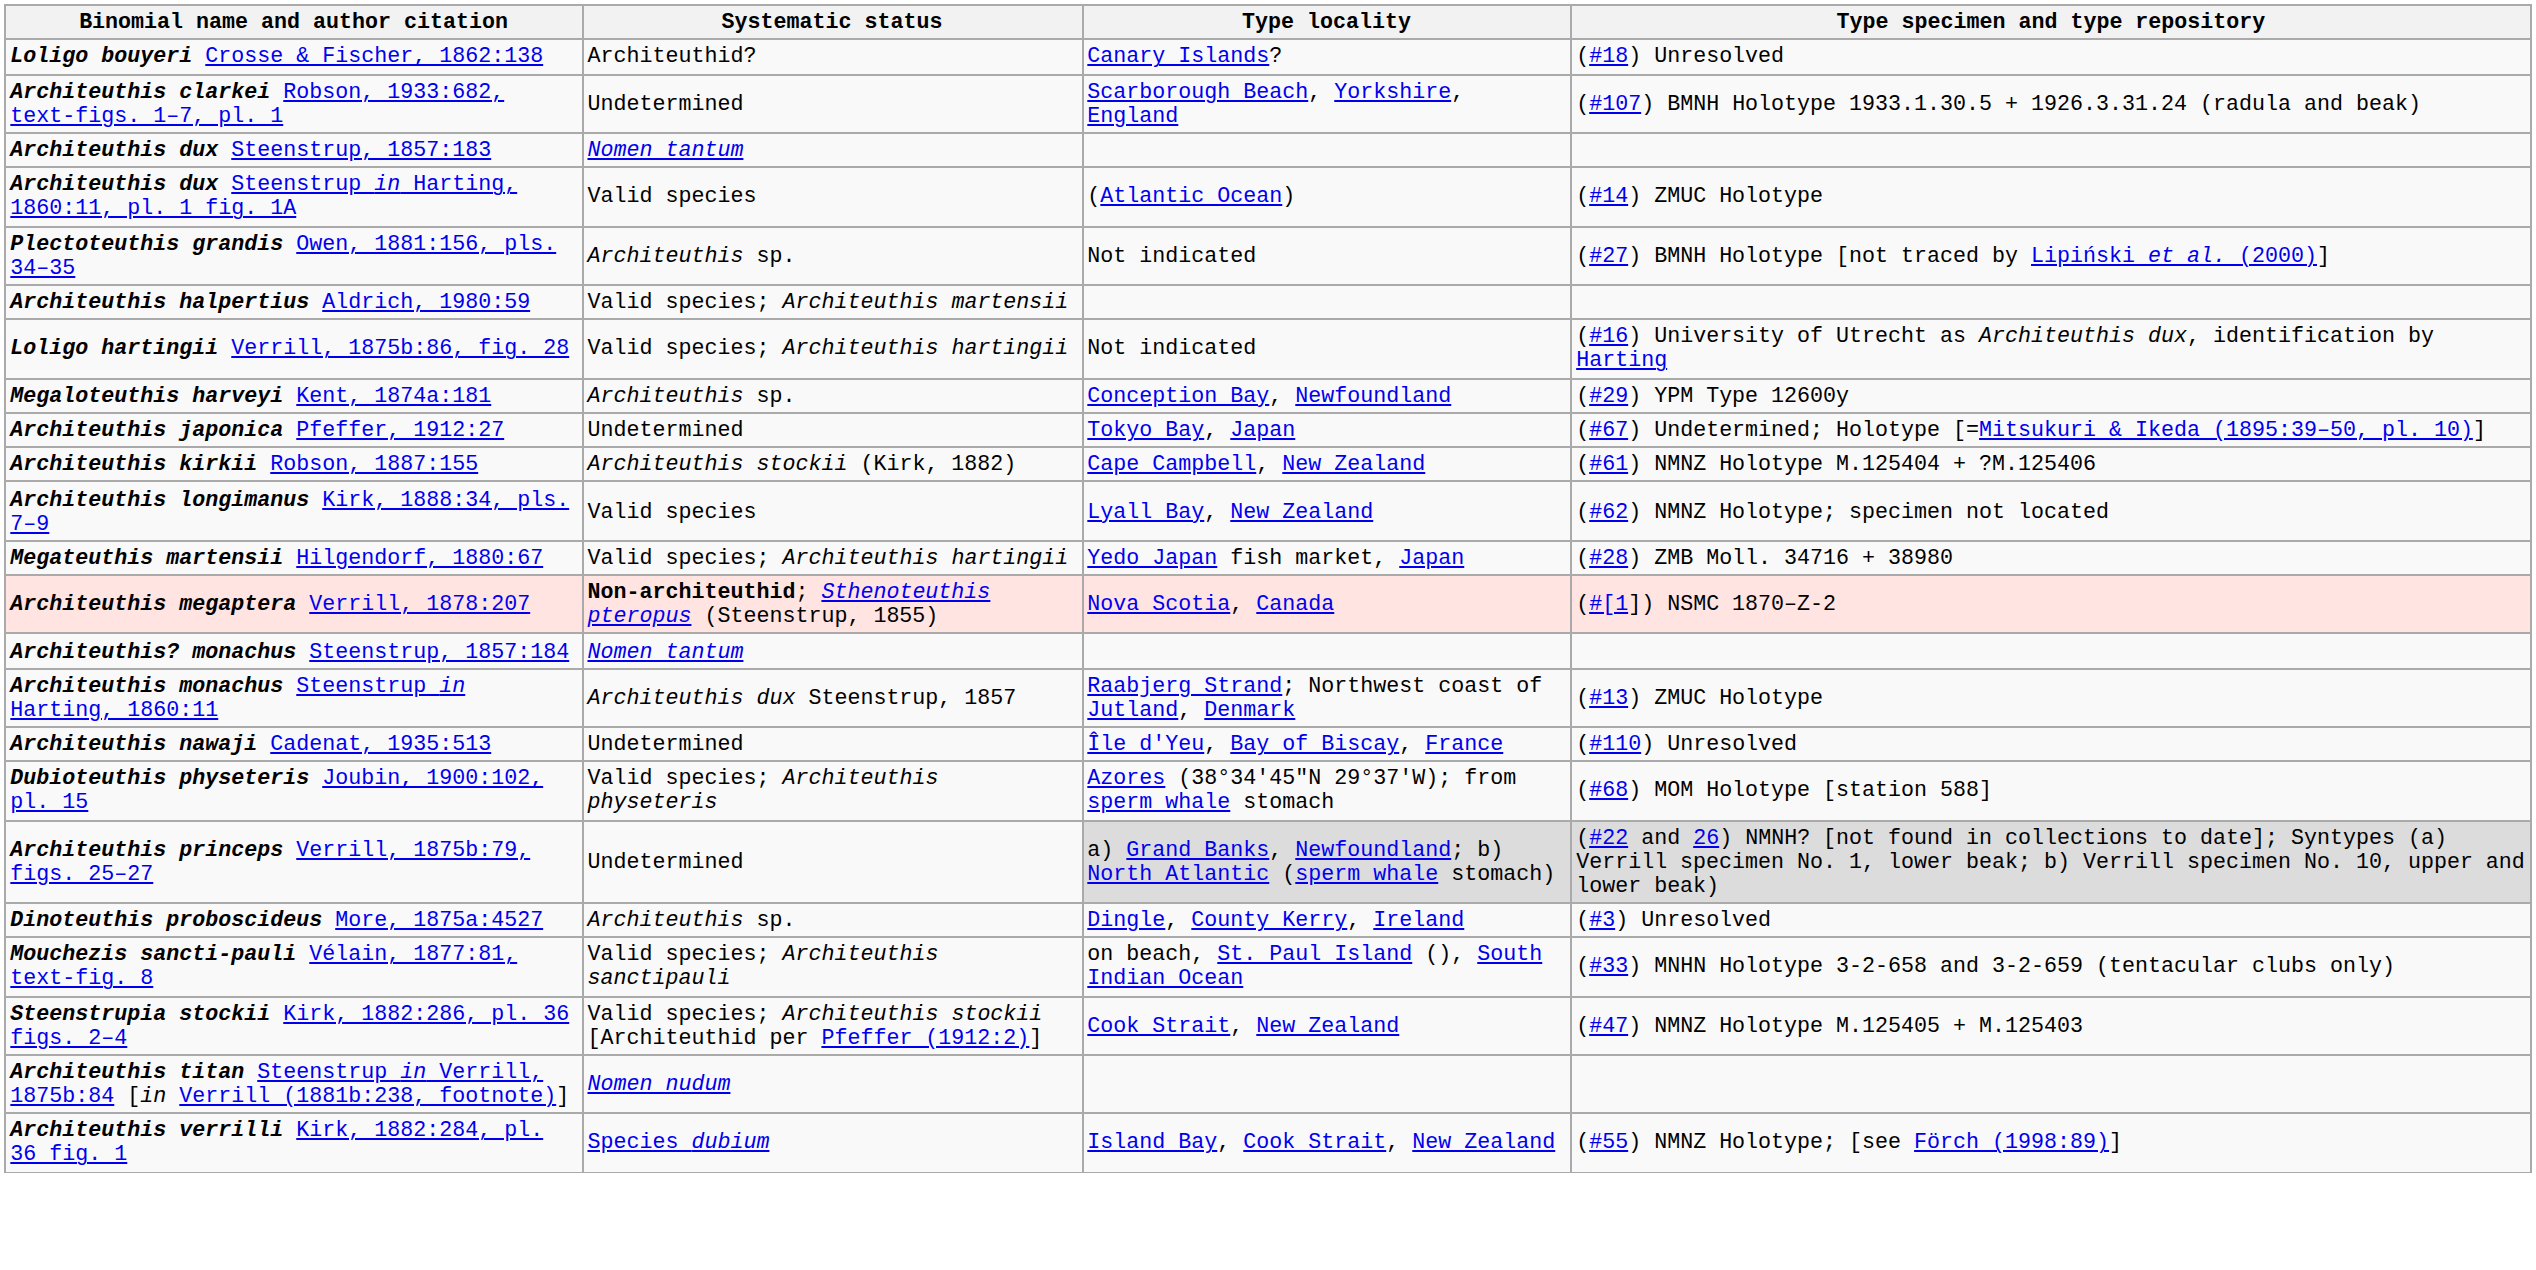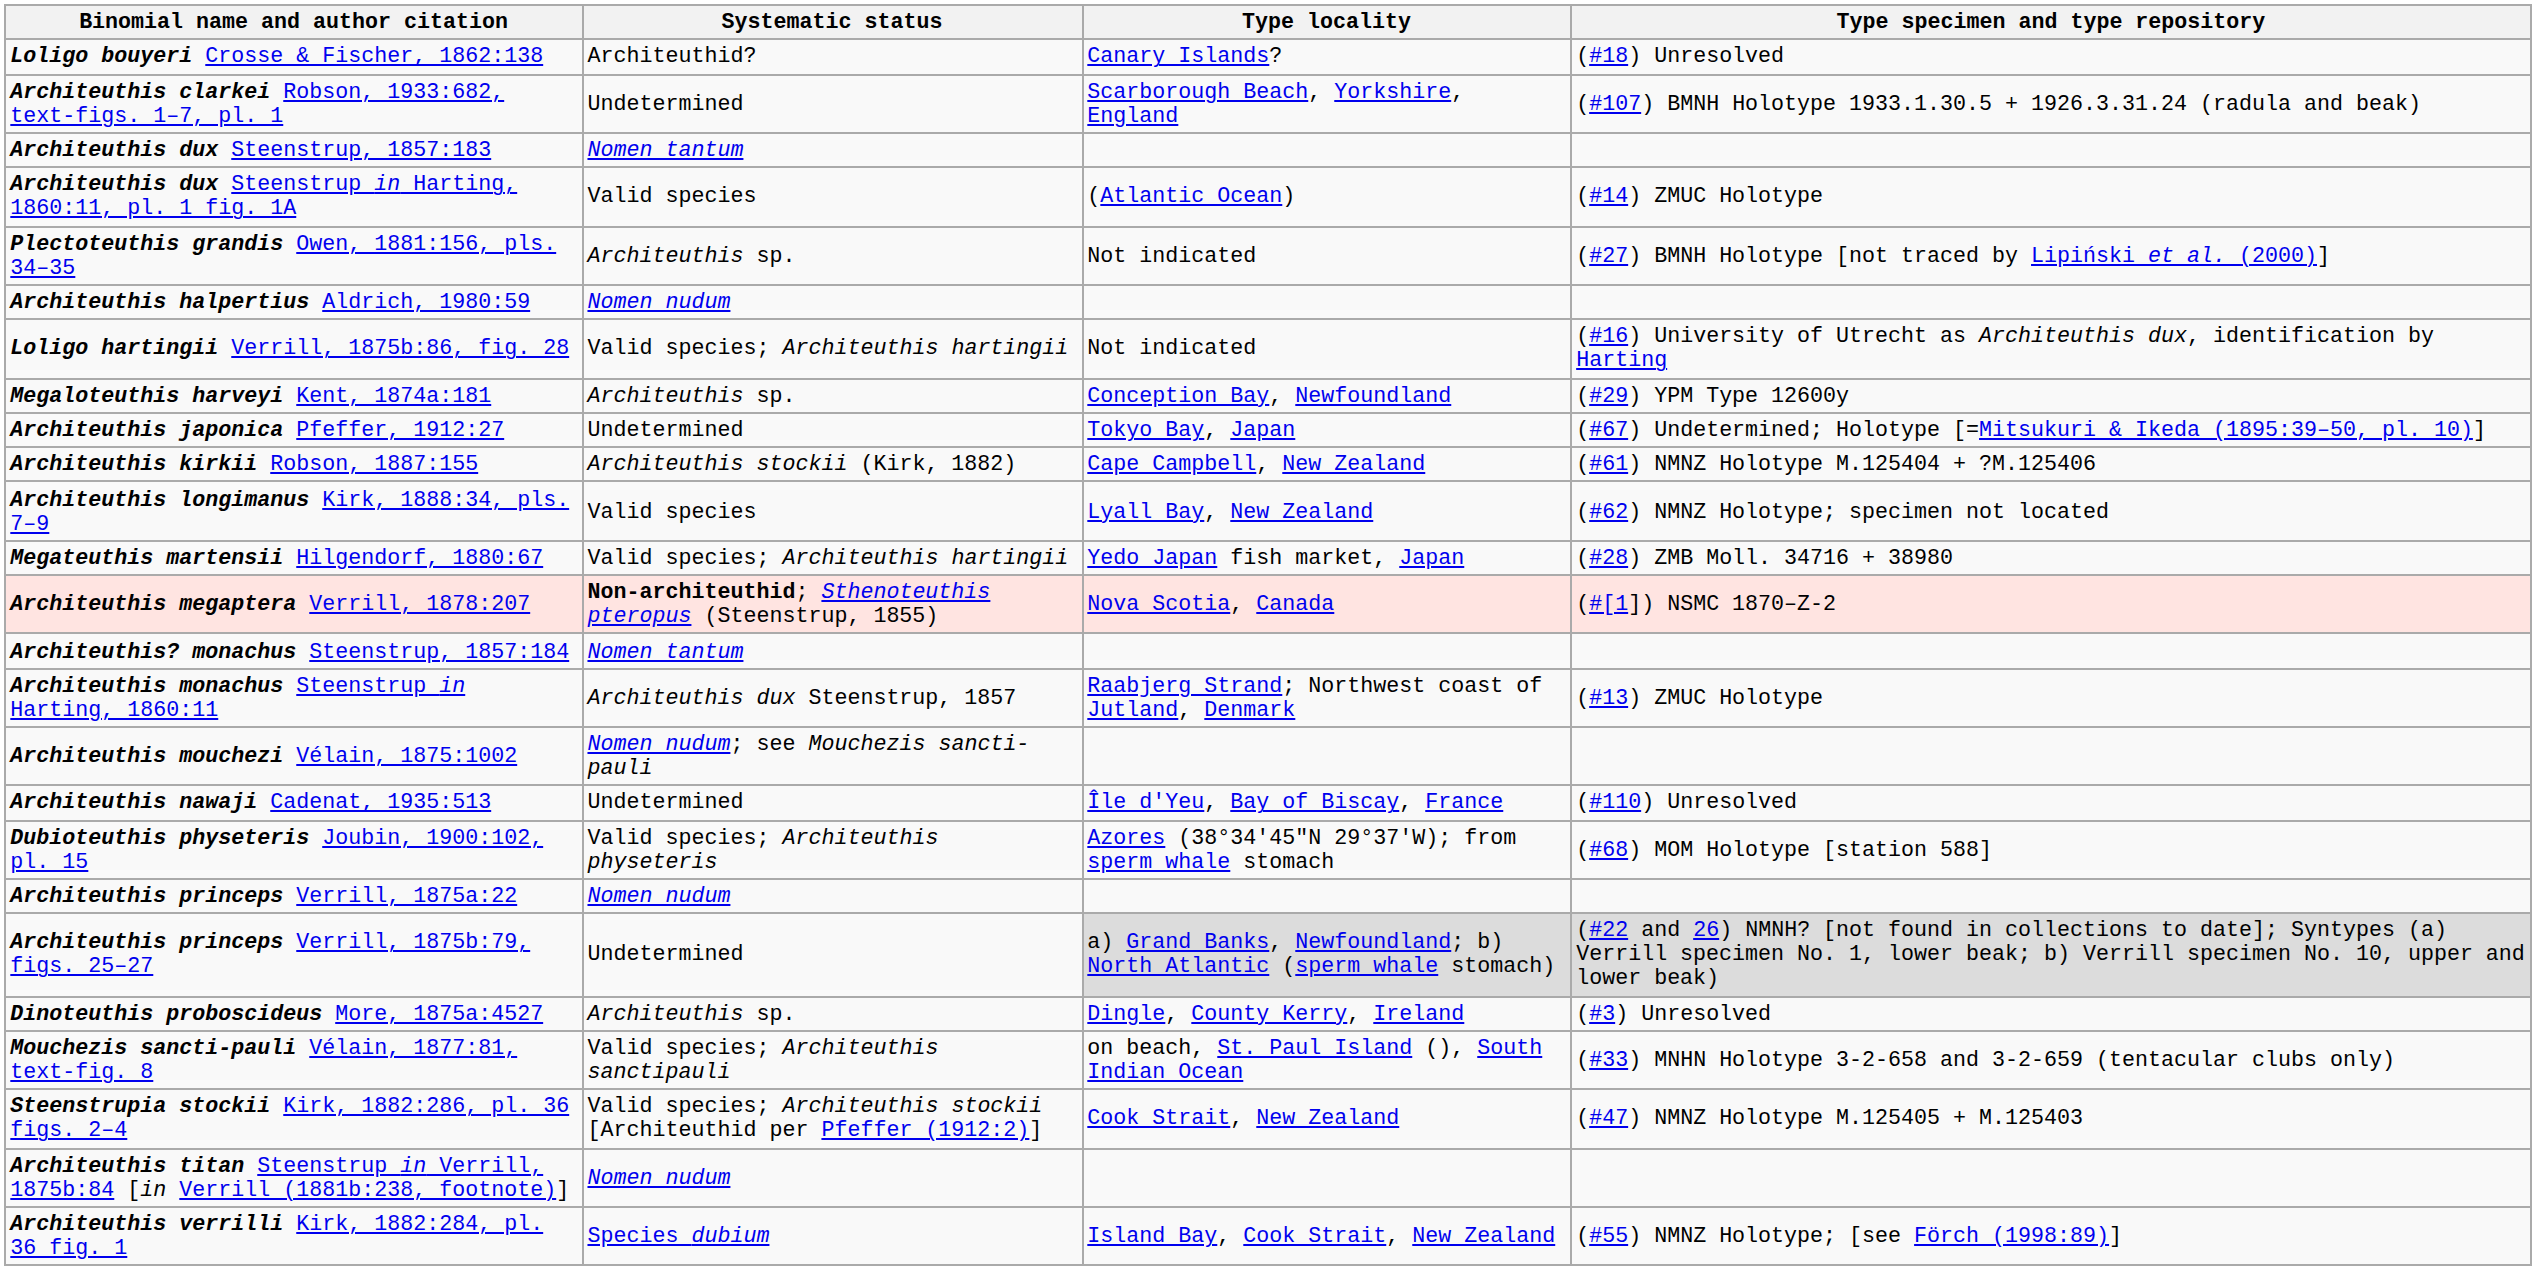(828, 302) Valid species; Architeuthis martensii -> (659, 302) Nomen nudum
+ row: (264, 756)
+ row: (264, 896)
